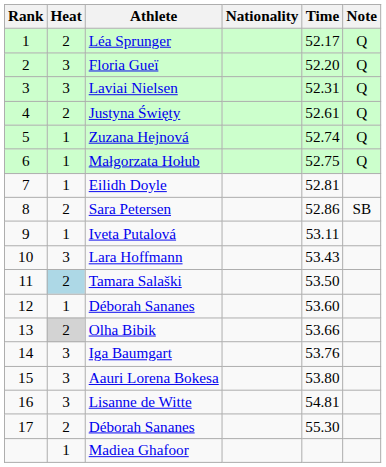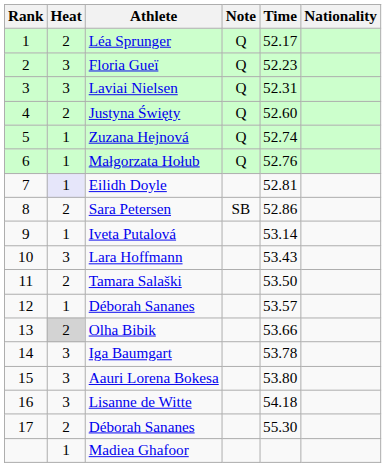columns swapped: (262, 16) <-> (362, 16)
(322, 64) 52.20 -> (280, 64) 52.23
(322, 112) 52.61 -> (280, 112) 52.60
(322, 161) 52.75 -> (280, 161) 52.76
(66, 185) no background -> (66, 185) lavender background
(322, 233) 53.11 -> (280, 233) 53.14
(66, 281) lightblue background -> (66, 281) no background
(322, 305) 53.60 -> (280, 305) 53.57
(322, 354) 53.76 -> (280, 354) 53.78
(322, 402) 54.81 -> (280, 402) 54.18
